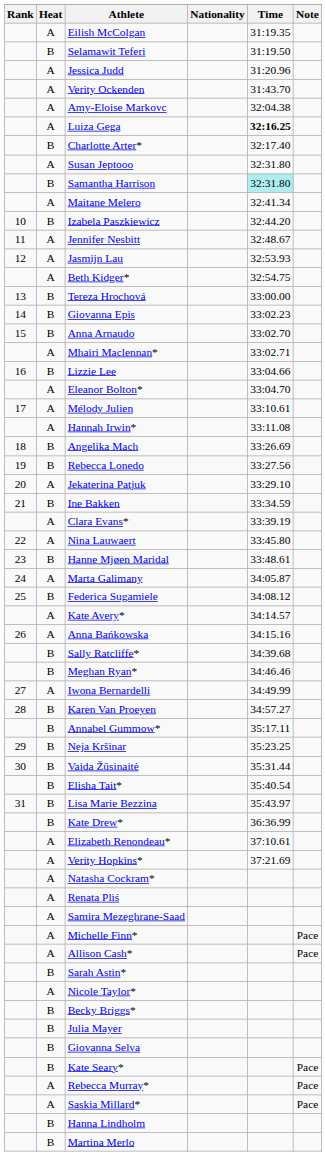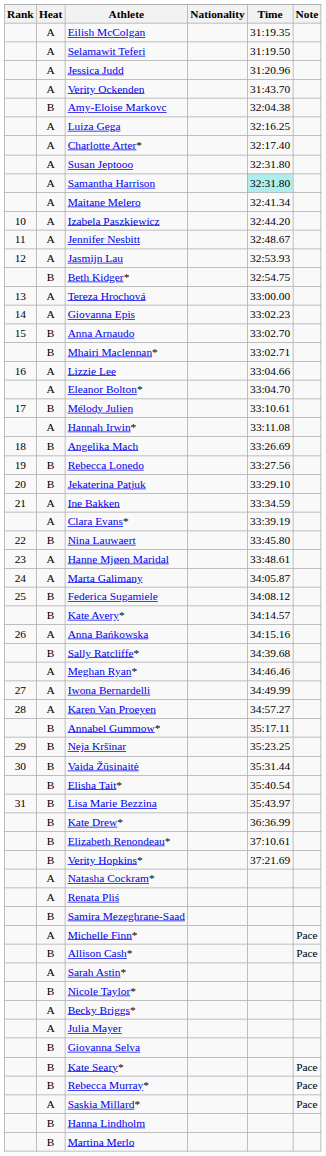(51, 51) B -> (51, 51) A
(51, 108) A -> (51, 108) B
(270, 126) bold -> (270, 126) normal
(51, 145) B -> (51, 145) A
(51, 183) B -> (51, 183) A
(51, 220) B -> (51, 220) A
(51, 277) A -> (51, 277) B
(51, 296) B -> (51, 296) A
(51, 314) B -> (51, 314) A
(51, 352) A -> (51, 352) B
(51, 371) B -> (51, 371) A
(51, 408) A -> (51, 408) B
(51, 484) A -> (51, 484) B
(51, 502) B -> (51, 502) A
(51, 540) A -> (51, 540) B
(51, 559) B -> (51, 559) A
(51, 615) A -> (51, 615) B
(51, 671) B -> (51, 671) A
(51, 709) B -> (51, 709) A
(51, 841) A -> (51, 841) B
(51, 859) A -> (51, 859) B
(51, 916) A -> (51, 916) B
(51, 953) A -> (51, 953) B
(51, 972) B -> (51, 972) A
(51, 991) A -> (51, 991) B
(51, 1010) B -> (51, 1010) A
(51, 1029) B -> (51, 1029) A
(51, 1085) A -> (51, 1085) B
